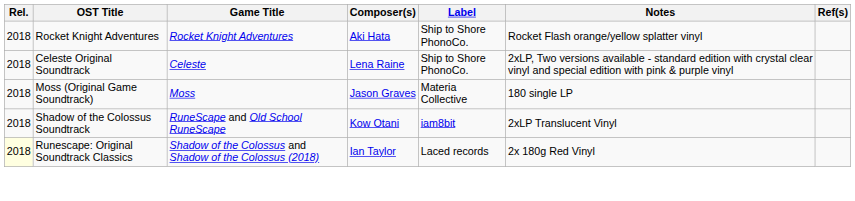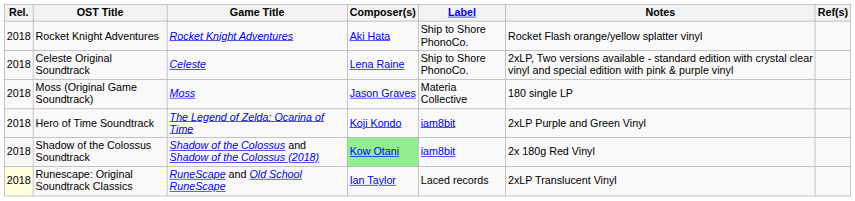+ row: (95, 123)
(236, 123) RuneScape and Old School RuneScape -> (244, 152) Shadow of the Colossus and Shadow of the Colossus (2018)
(374, 123) no background -> (374, 152) lightgreen background
(562, 123) 2xLP Translucent Vinyl -> (551, 152) 2x 180g Red Vinyl
(244, 152) Shadow of the Colossus and Shadow of the Colossus (2018) -> (236, 181) RuneScape and Old School RuneScape
(551, 152) 2x 180g Red Vinyl -> (562, 181) 2xLP Translucent Vinyl
